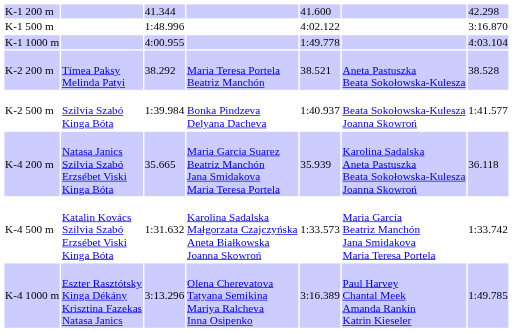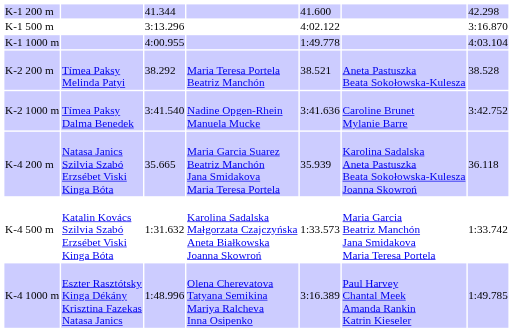(165, 26) 1:48.996 -> (165, 26) 3:13.296
- row: (29, 110)
+ row: (32, 110)
(165, 295) 3:13.296 -> (165, 295) 1:48.996
